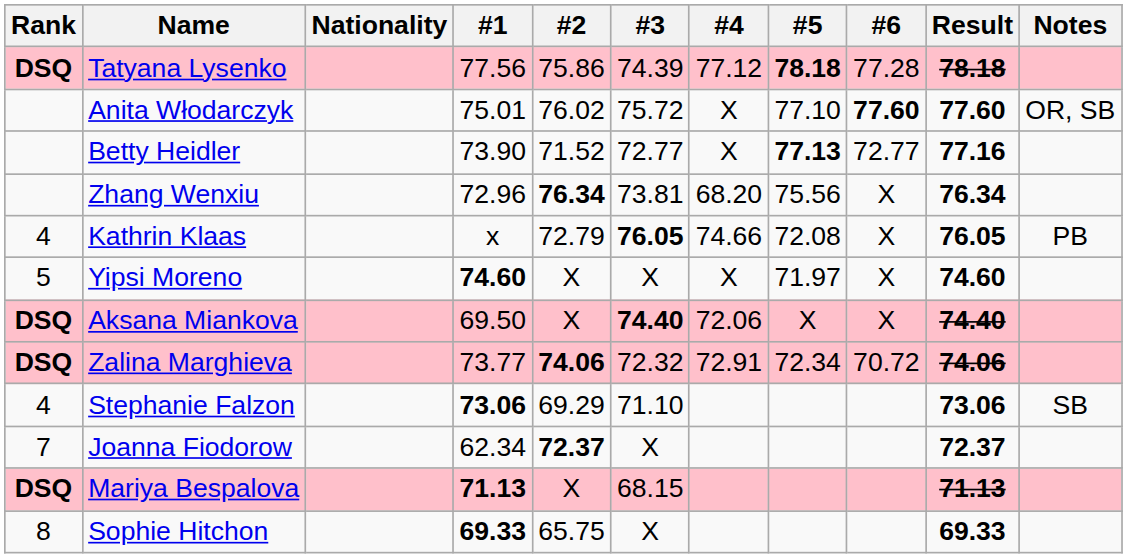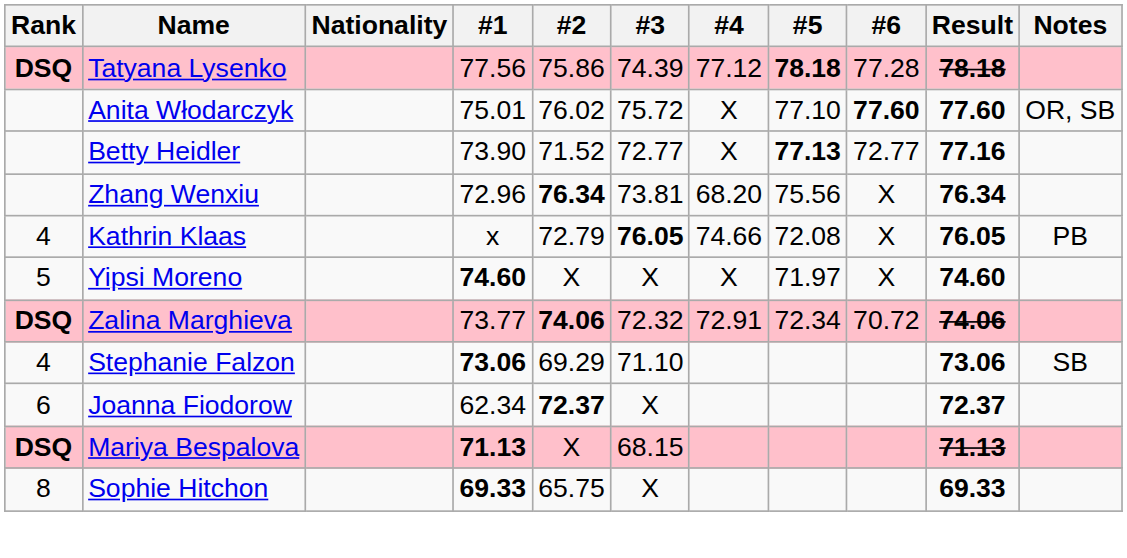- row: (193, 320)
(43, 446) 7 -> (43, 404) 6
